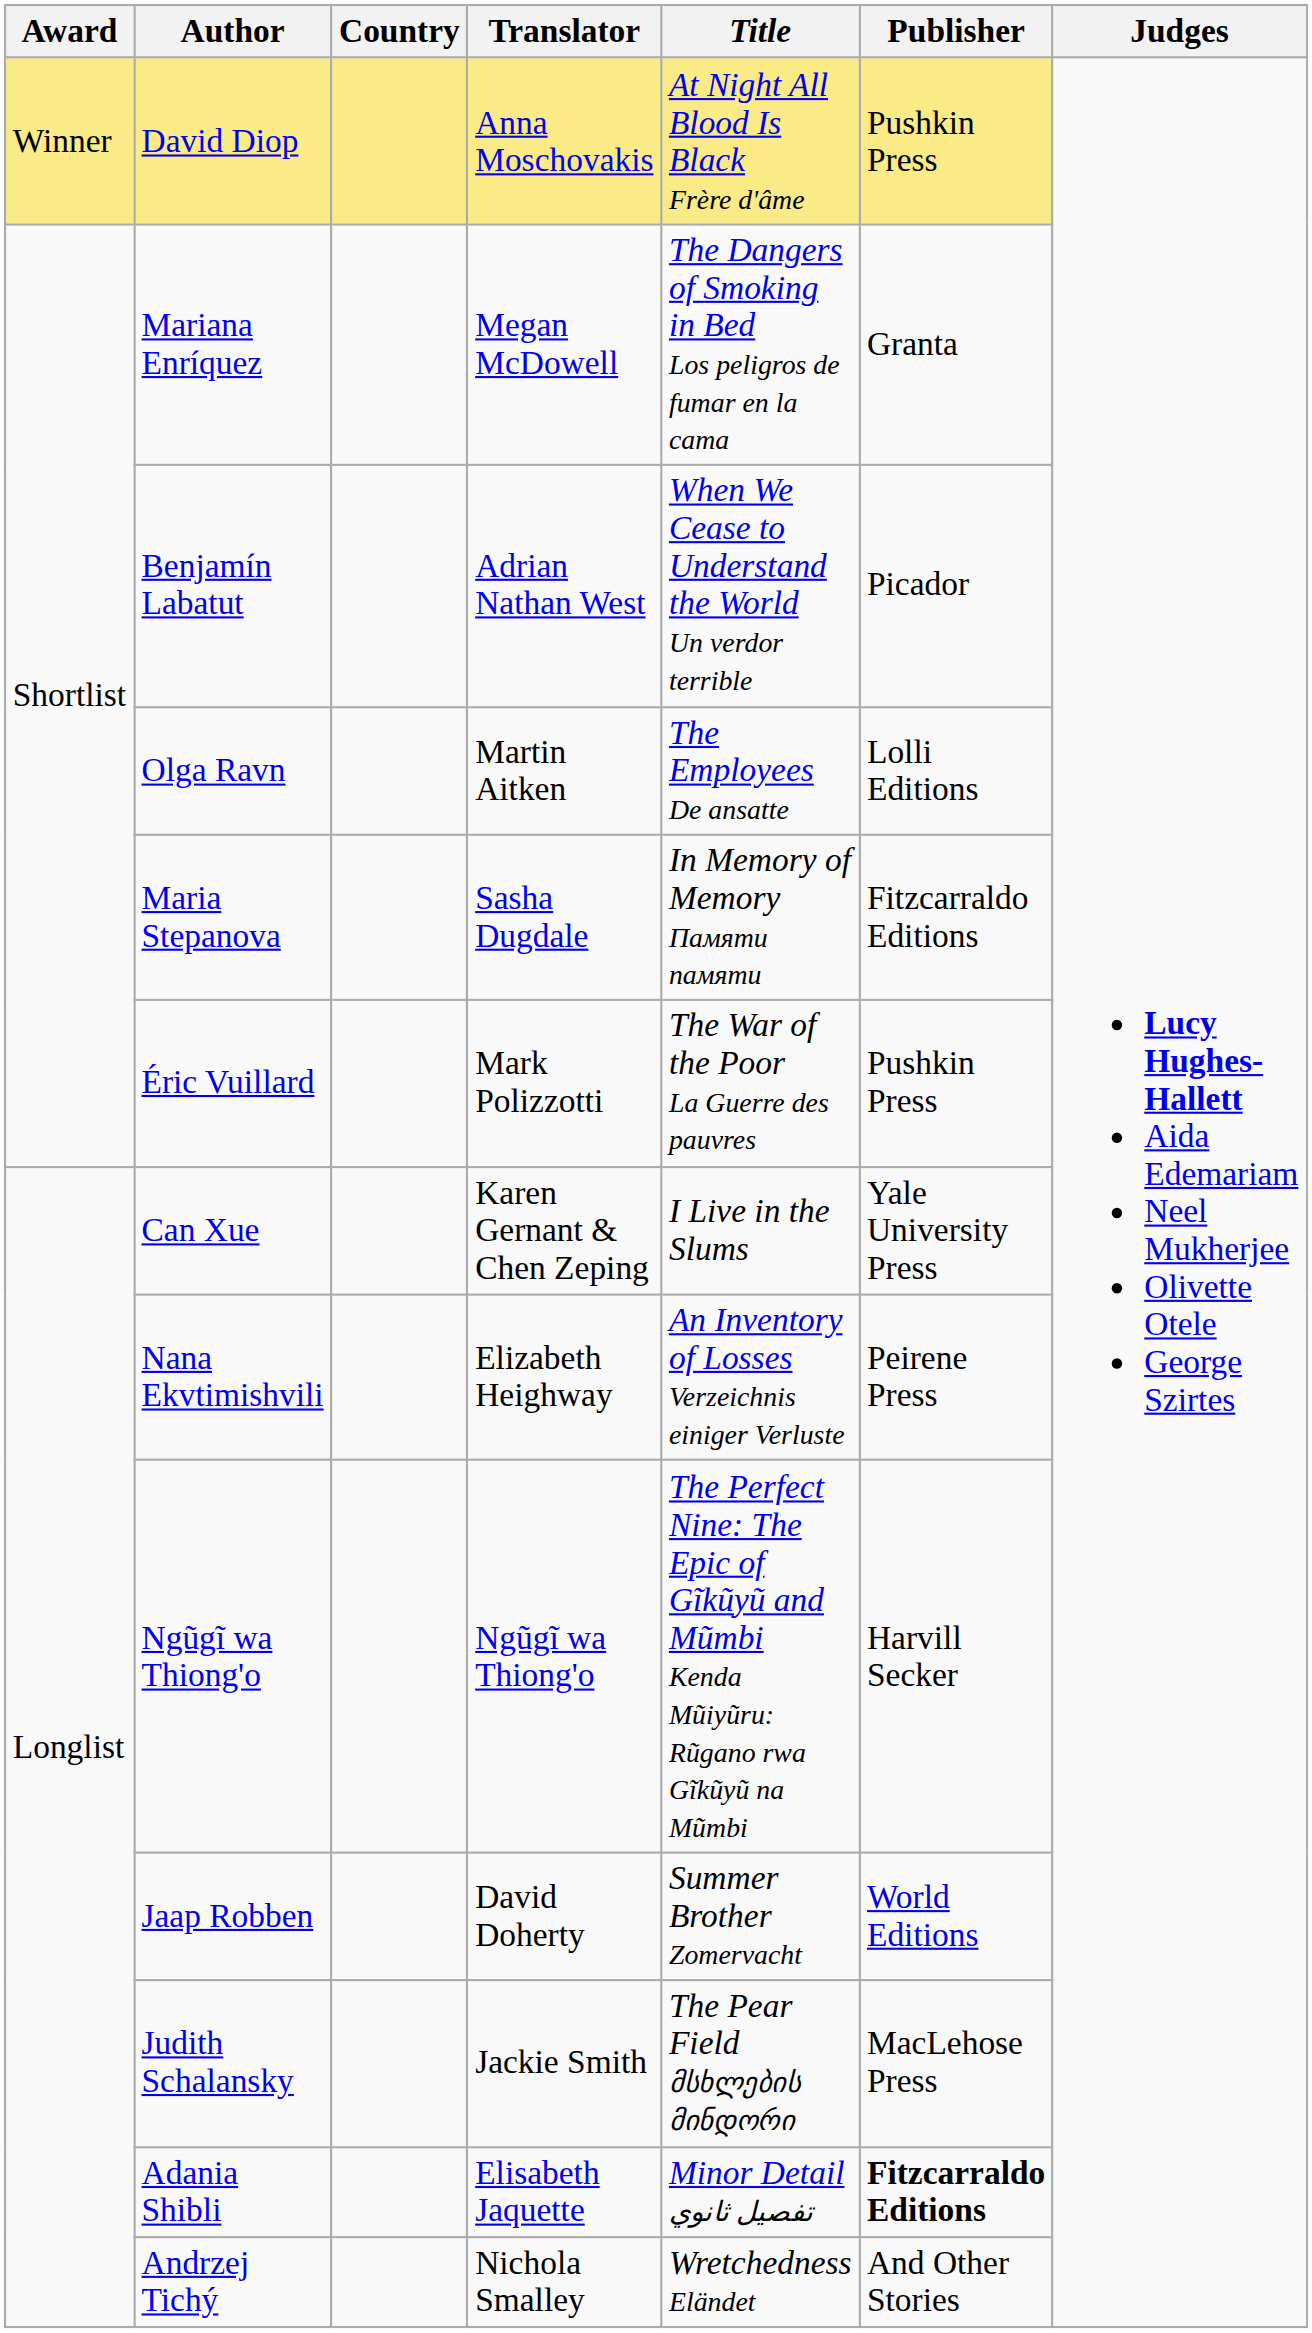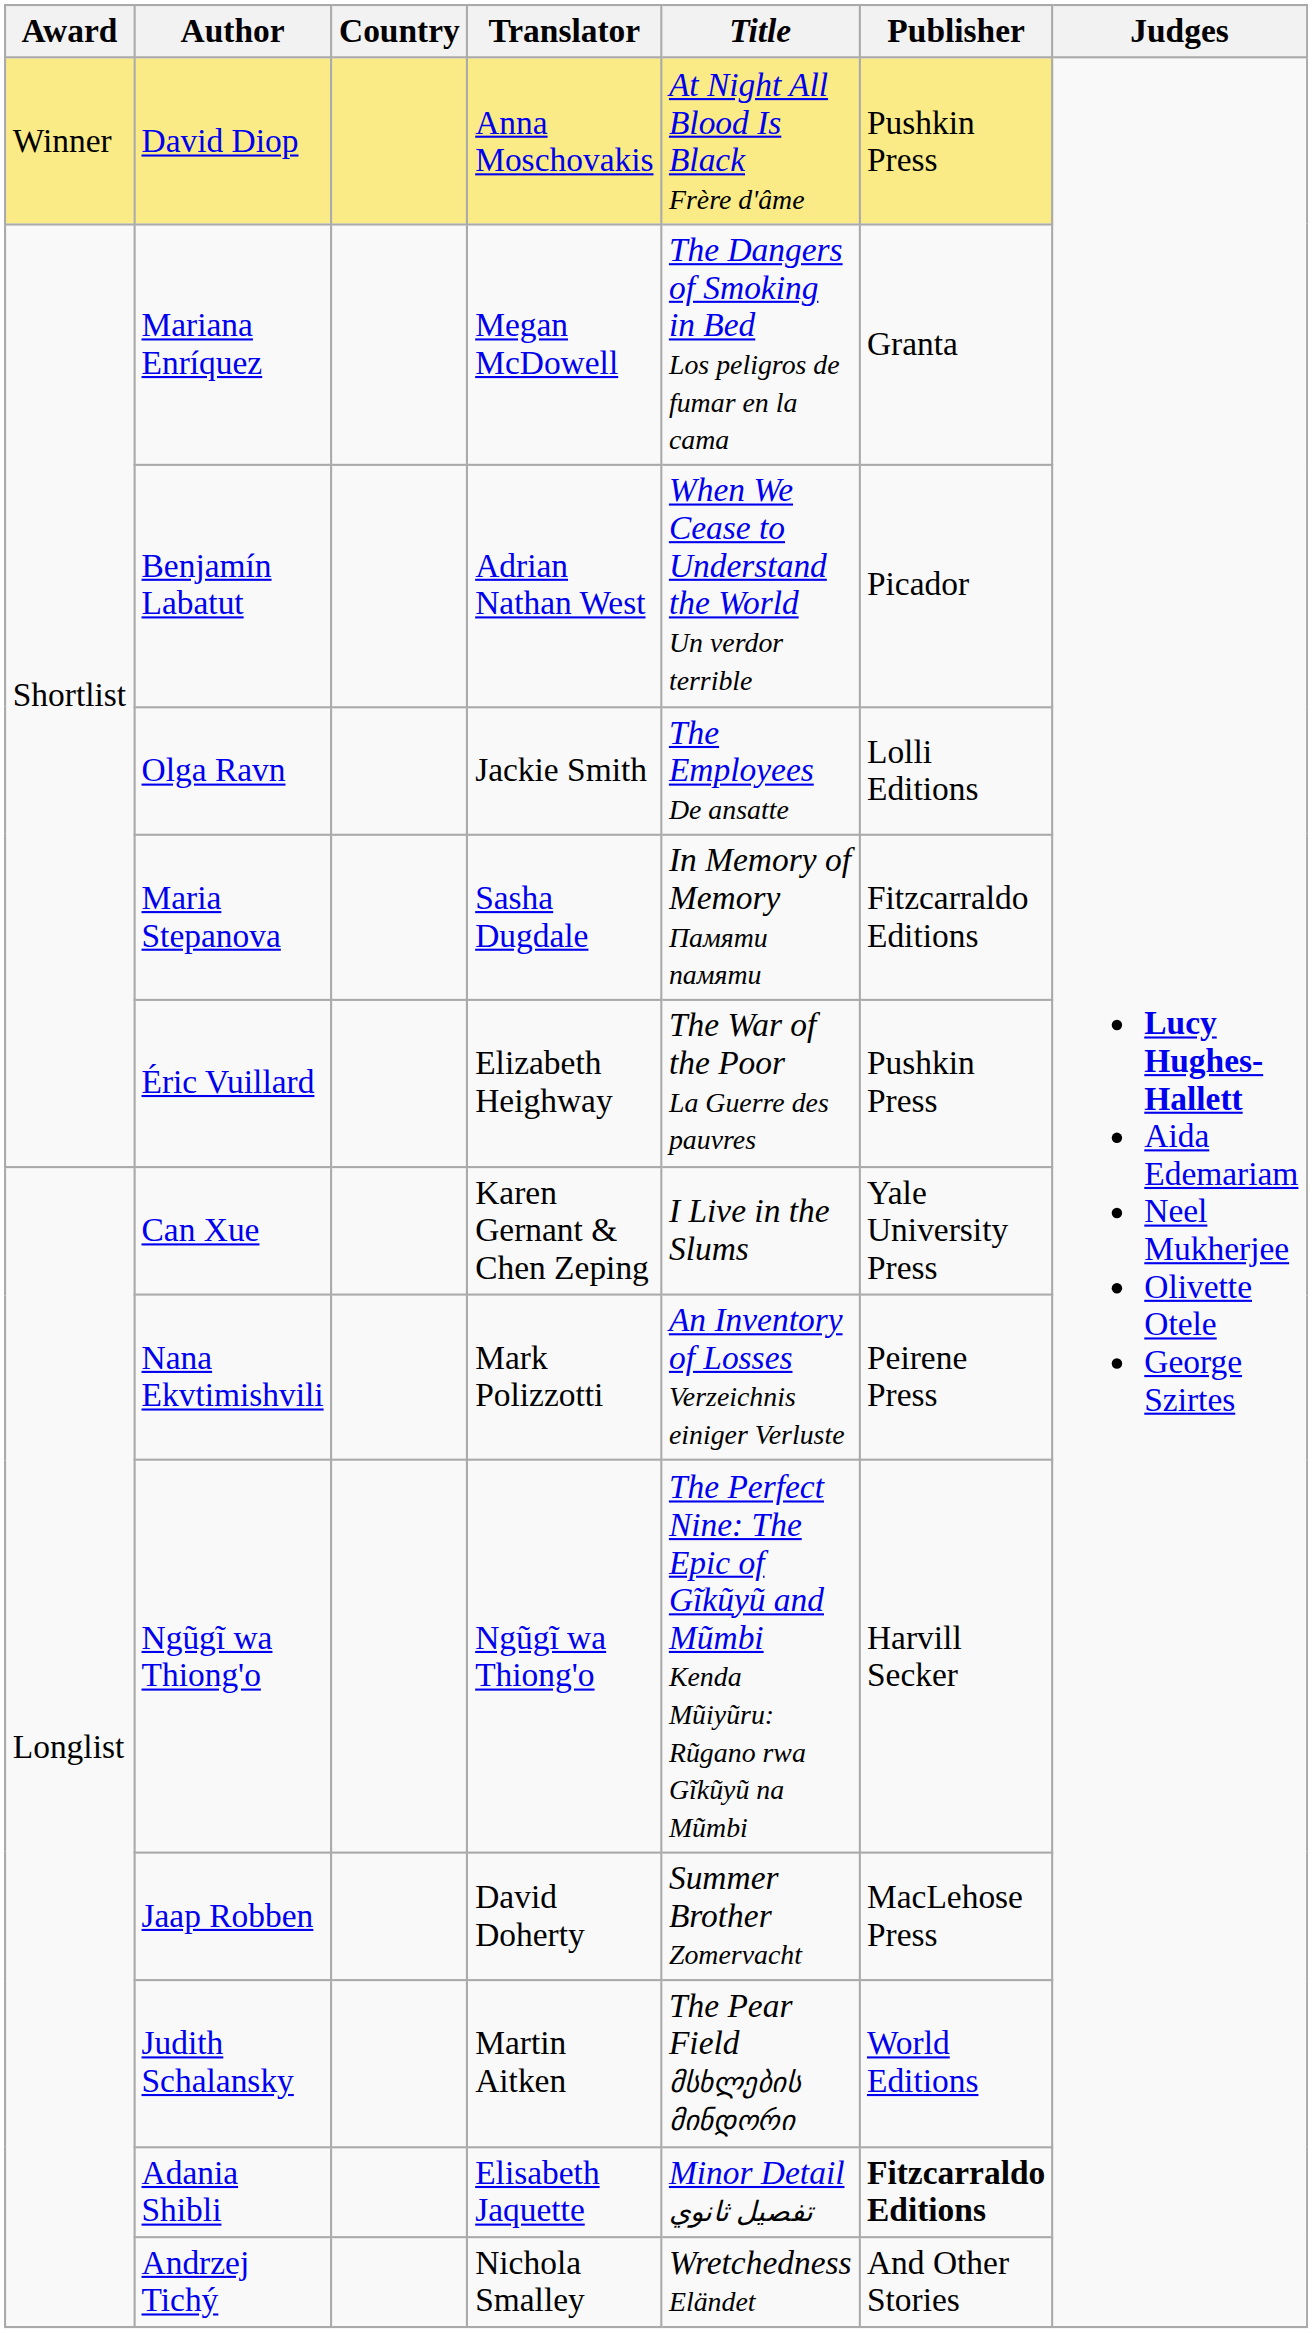(521, 769) Martin Aitken -> (561, 769) Jackie Smith
(539, 1082) Mark Polizzotti -> (544, 1082) Elizabeth Heighway
(544, 1376) Elizabeth Heighway -> (539, 1376) Mark Polizzotti
(923, 1915) World Editions -> (945, 1915) MacLehose Press
(561, 2062) Jackie Smith -> (521, 2062) Martin Aitken
(945, 2062) MacLehose Press -> (923, 2062) World Editions
